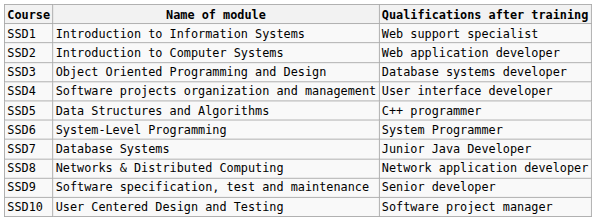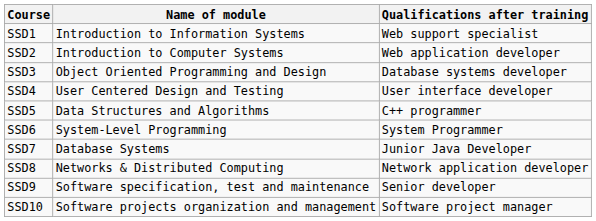(216, 91) Software projects organization and management -> (170, 91) User Centered Design and Testing
(170, 207) User Centered Design and Testing -> (216, 207) Software projects organization and management
